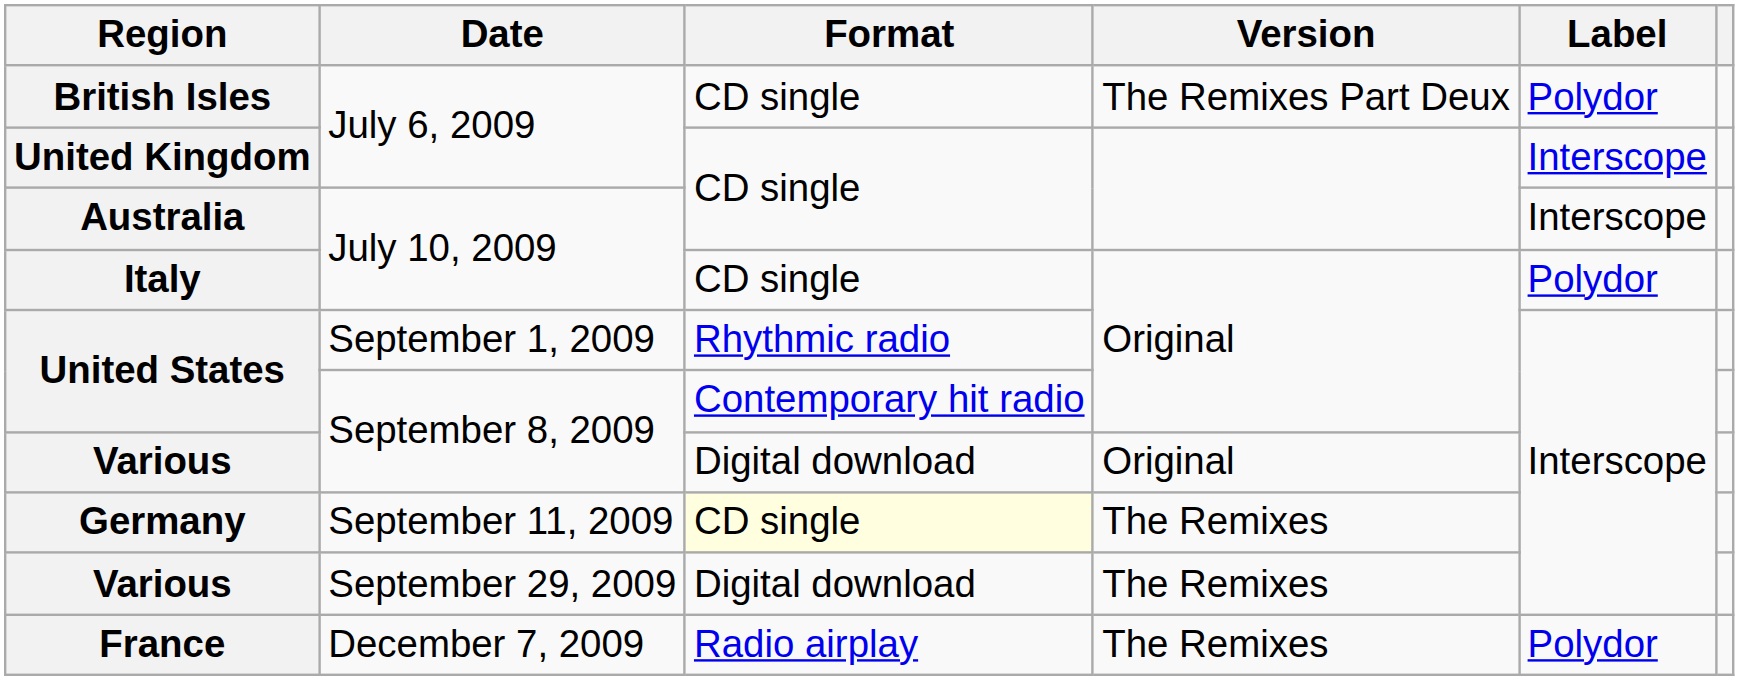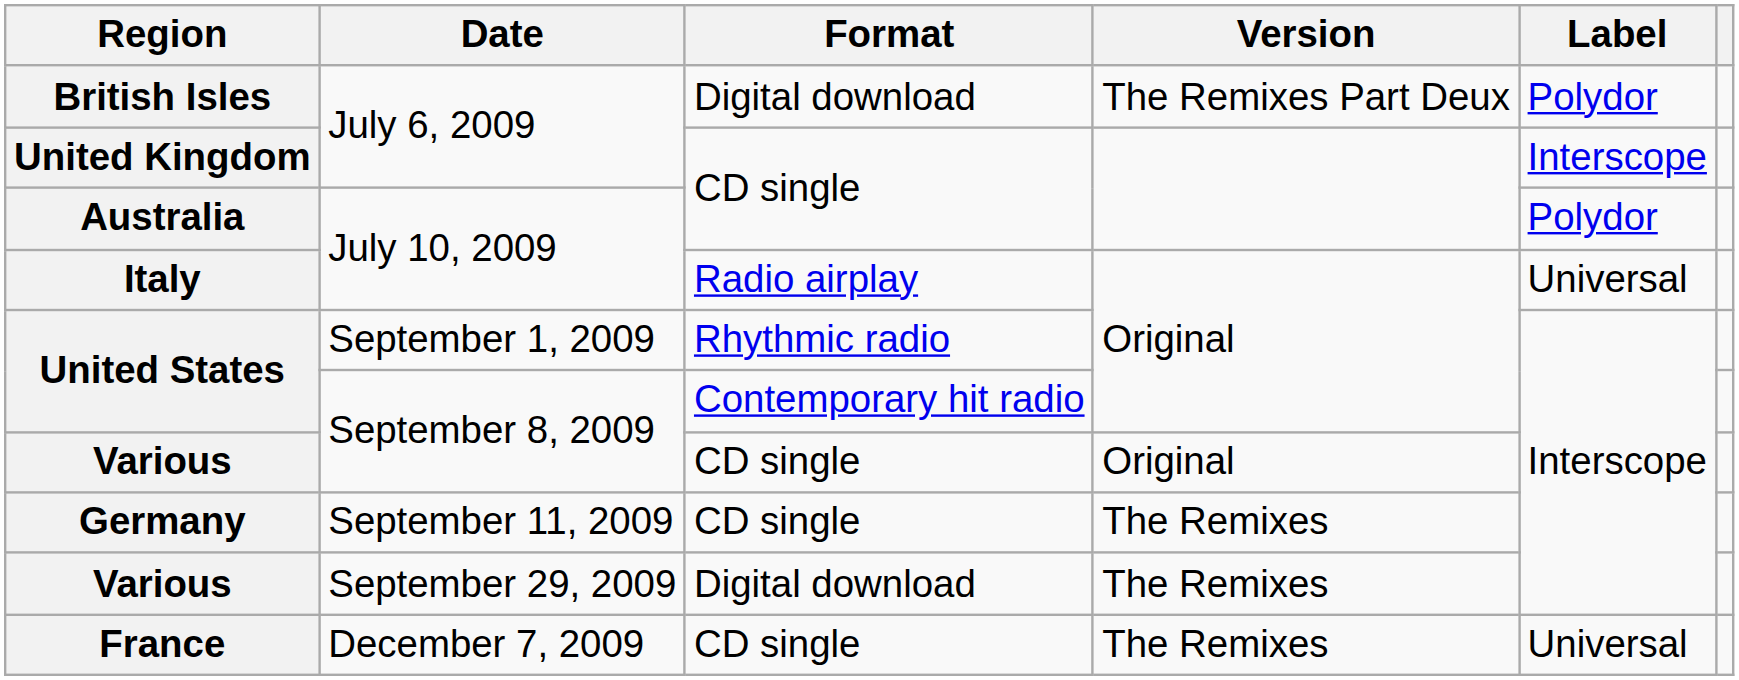(777, 95) CD single -> (835, 95) Digital download
(1617, 217) Interscope -> (1593, 217) Polydor
(777, 278) CD single -> (806, 278) Radio airplay
(1593, 278) Polydor -> (1608, 278) Universal
(835, 461) Digital download -> (777, 461) CD single
(777, 522) lightyellow background -> (777, 522) no background
(806, 643) Radio airplay -> (777, 643) CD single
(1593, 643) Polydor -> (1608, 643) Universal
